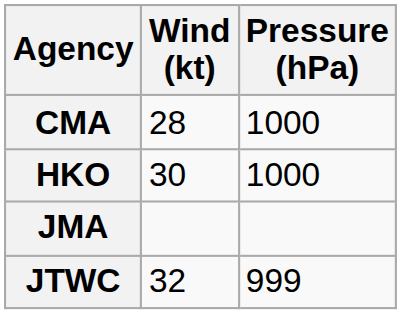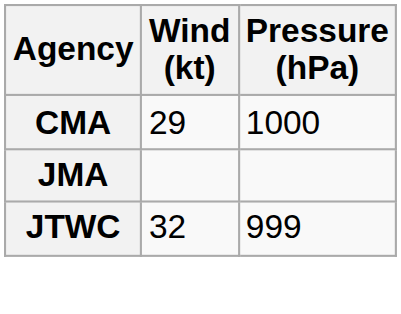(168, 121) 28 -> (168, 121) 29
- row: (73, 174)
